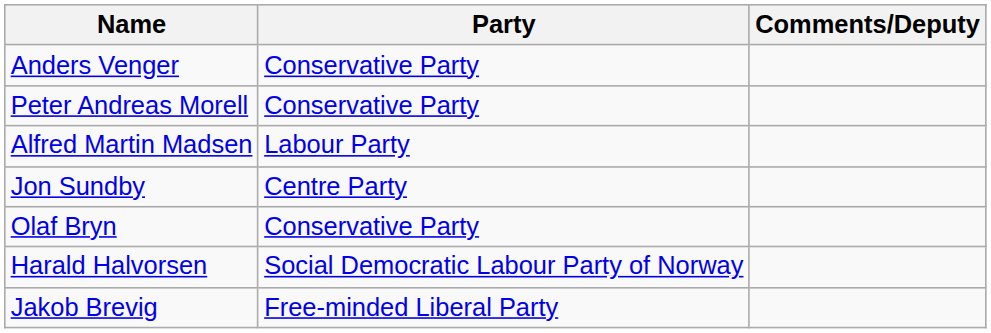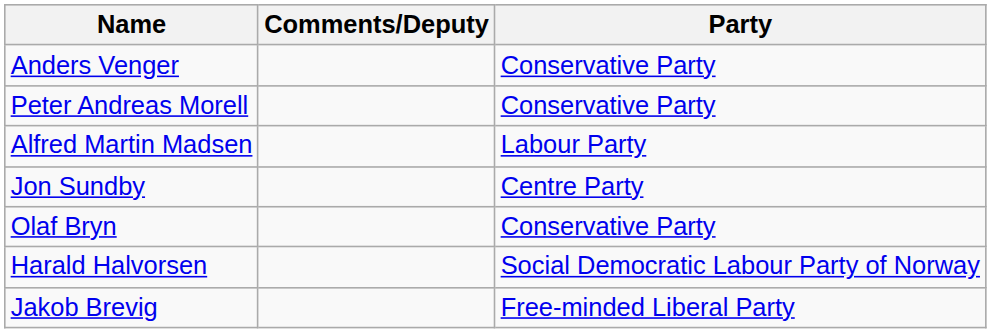columns swapped: (504, 24) <-> (868, 24)
